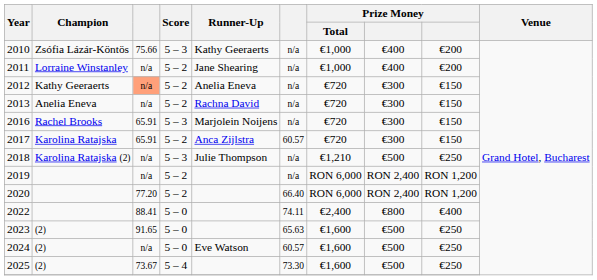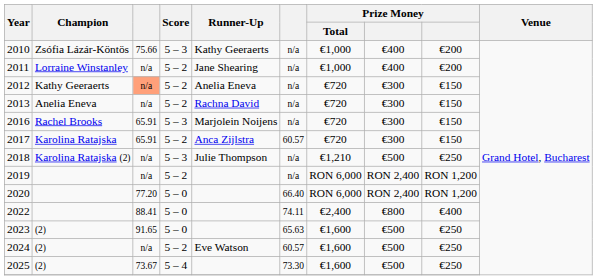(176, 193) 5 – 2 -> (176, 193) 5 – 0
(176, 247) 5 – 0 -> (176, 247) 5 – 2
